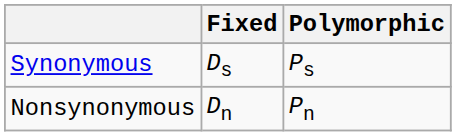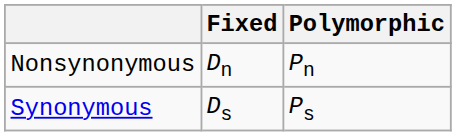rows swapped: (82, 65) <-> (103, 108)
